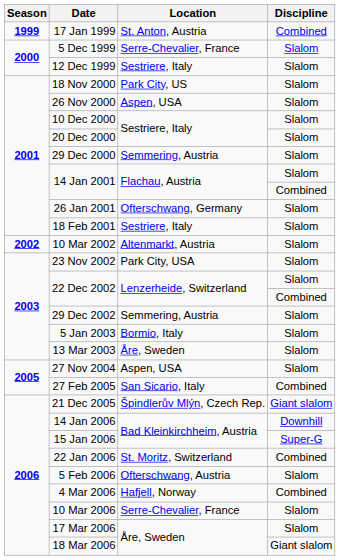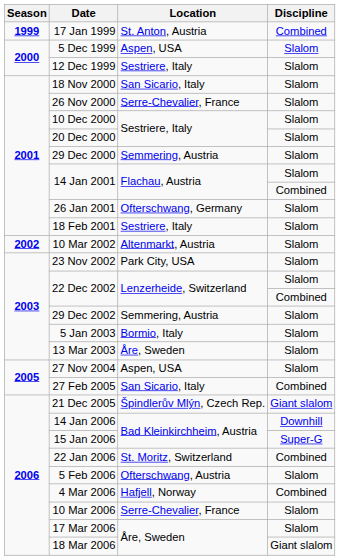(180, 48) Serre-Chevalier, France -> (151, 48) Aspen, USA
(154, 84) Park City, US -> (163, 84) San Sicario, Italy
(151, 102) Aspen, USA -> (180, 102) Serre-Chevalier, France
